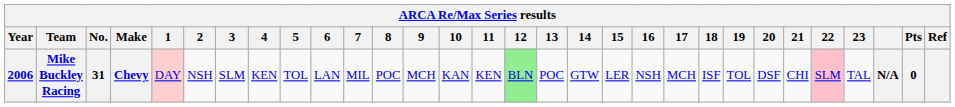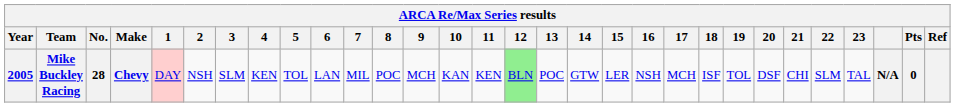(20, 75) 2006 -> (20, 75) 2005
(98, 75) 31 -> (98, 75) 28
(828, 75) pink background -> (828, 75) no background
